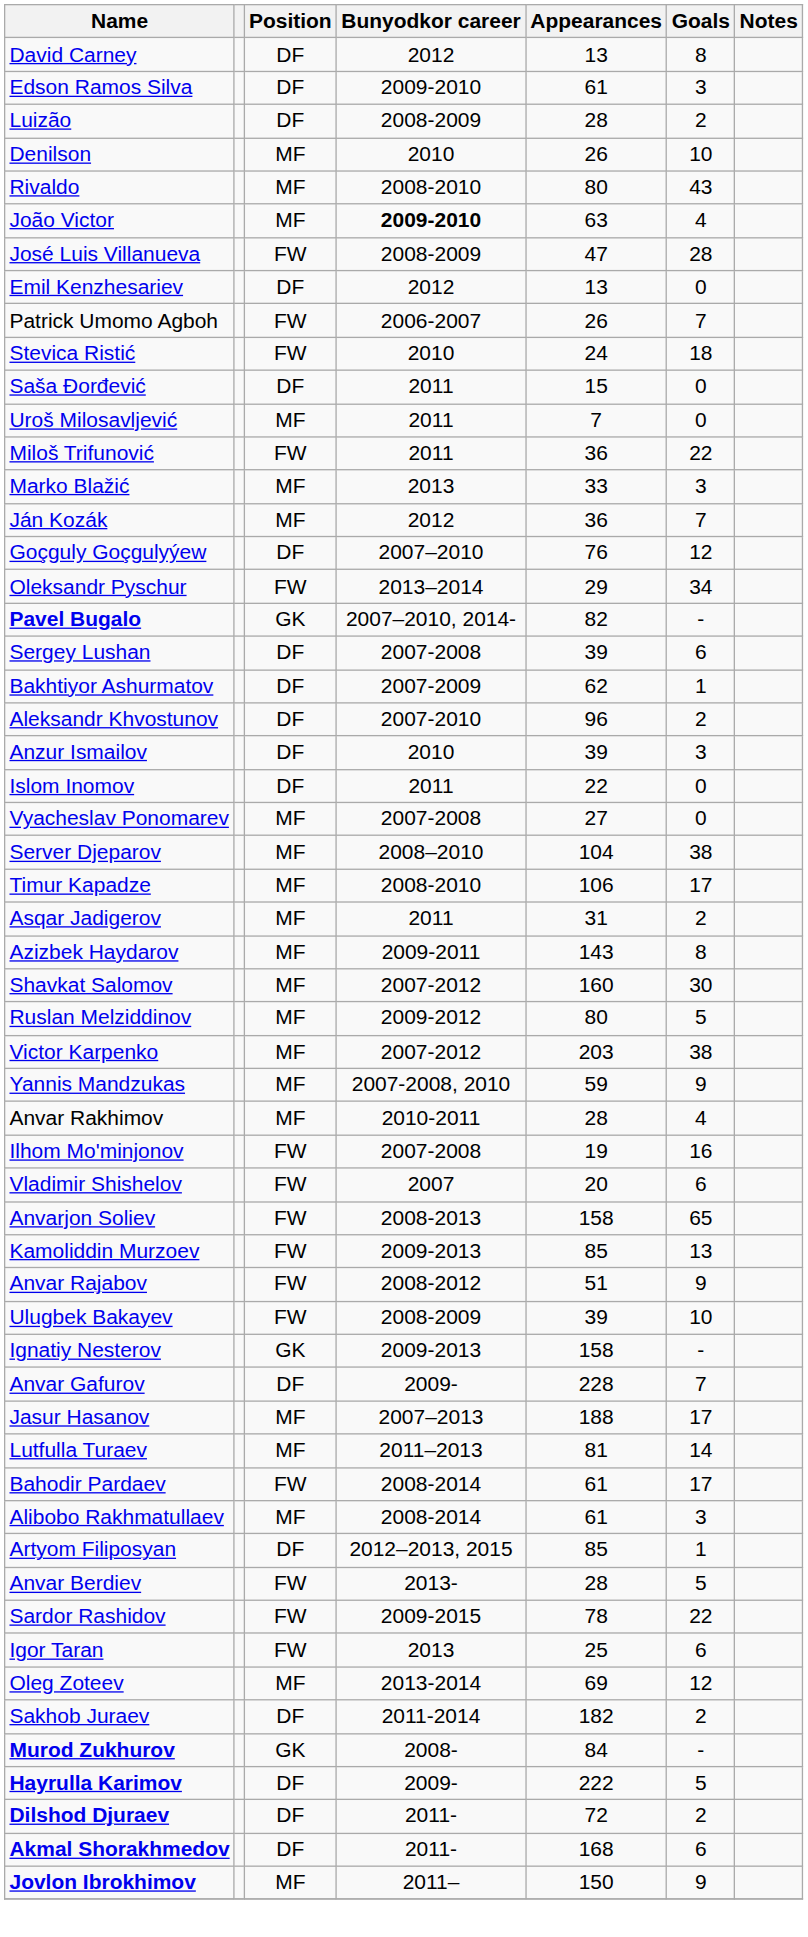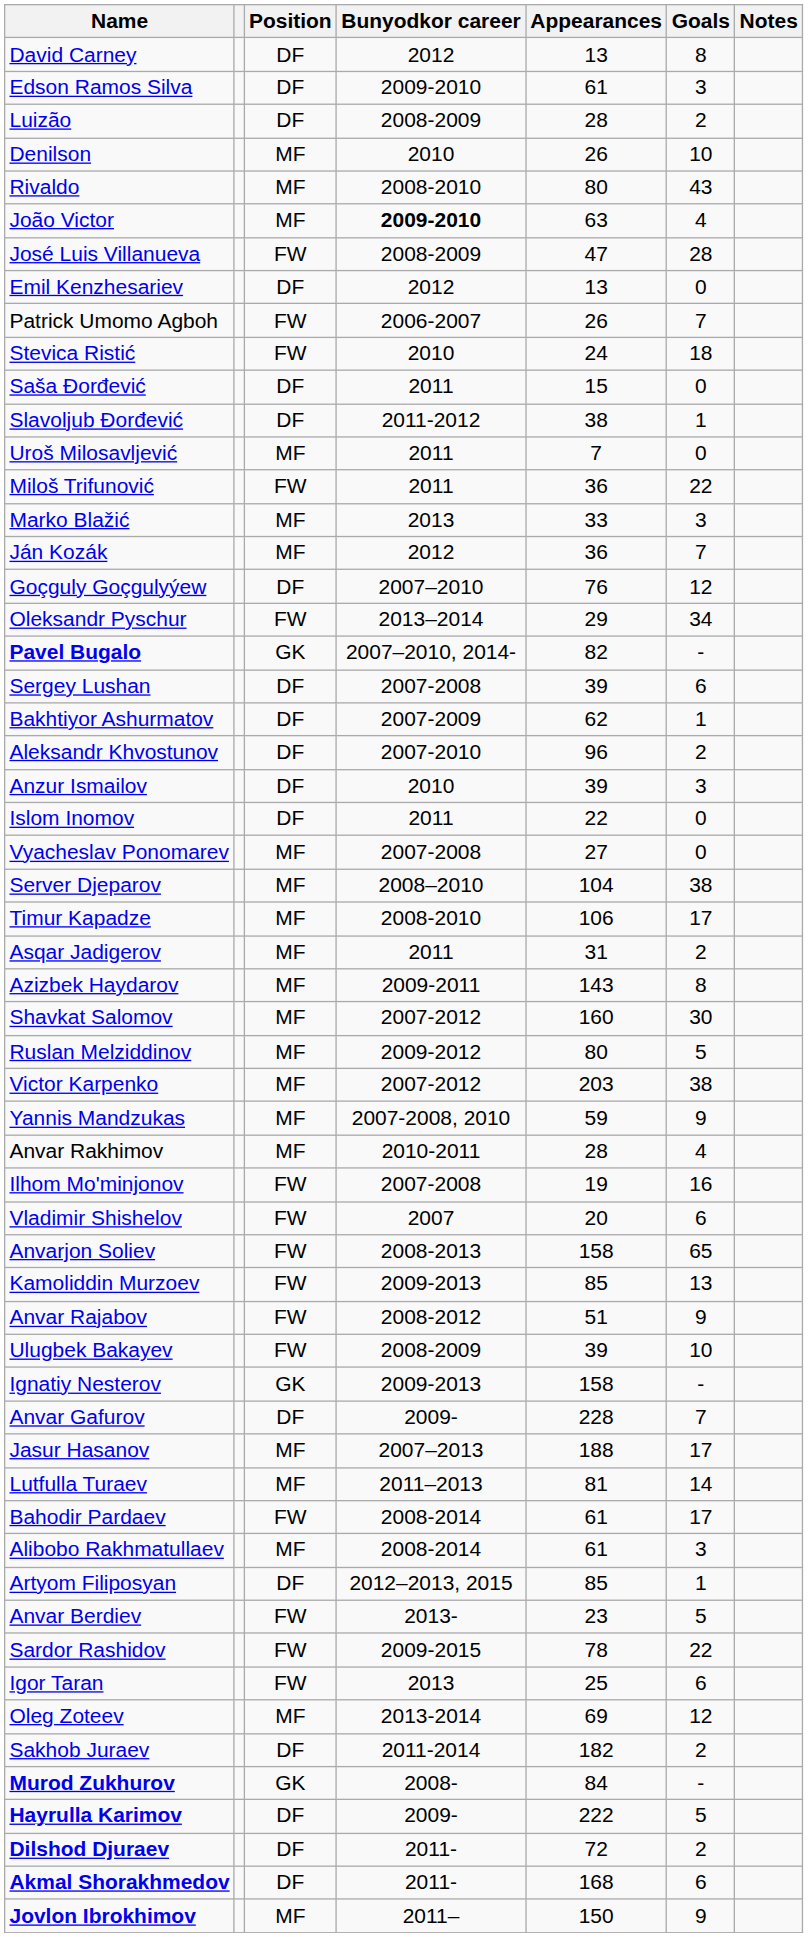+ row: (96, 420)
(596, 1583) 28 -> (596, 1616) 23
